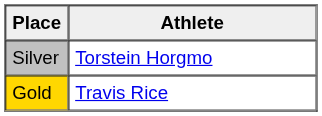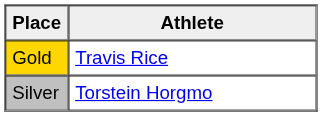rows swapped: (32, 92) <-> (36, 57)
